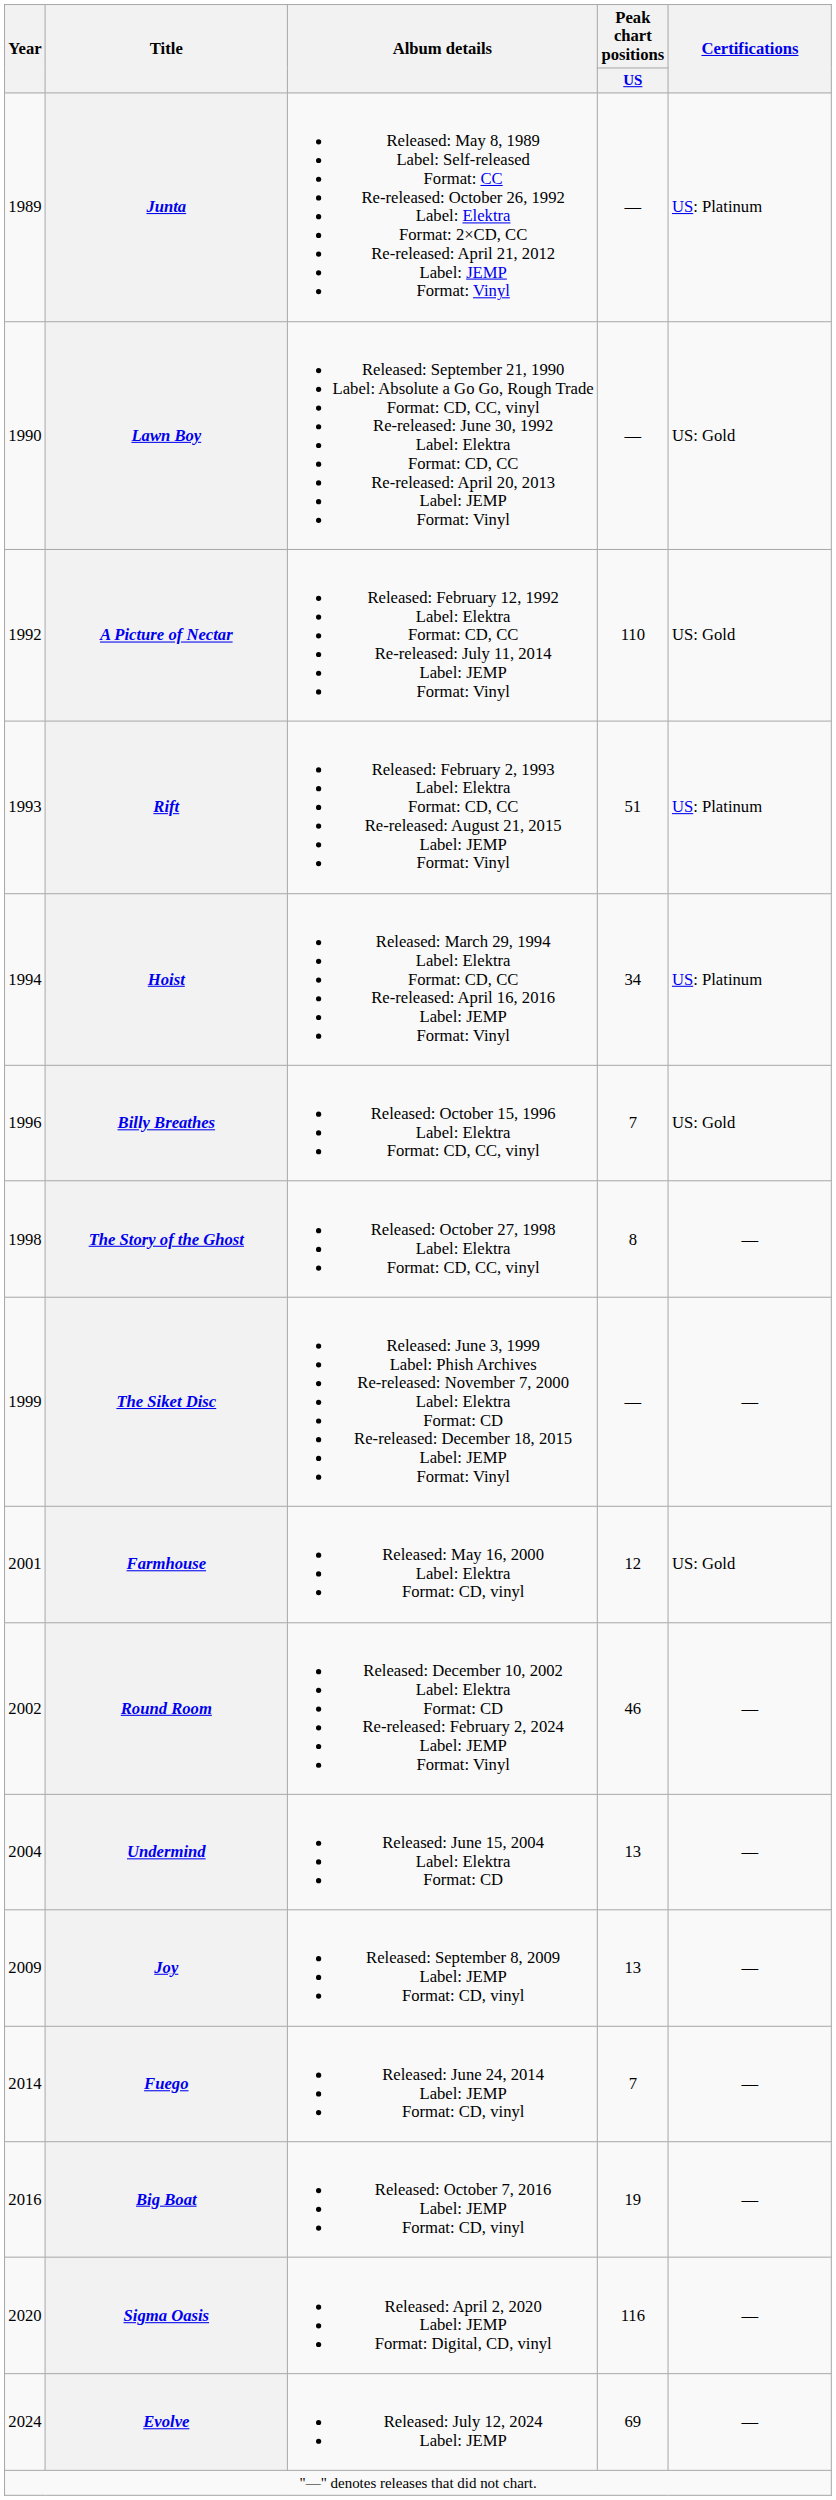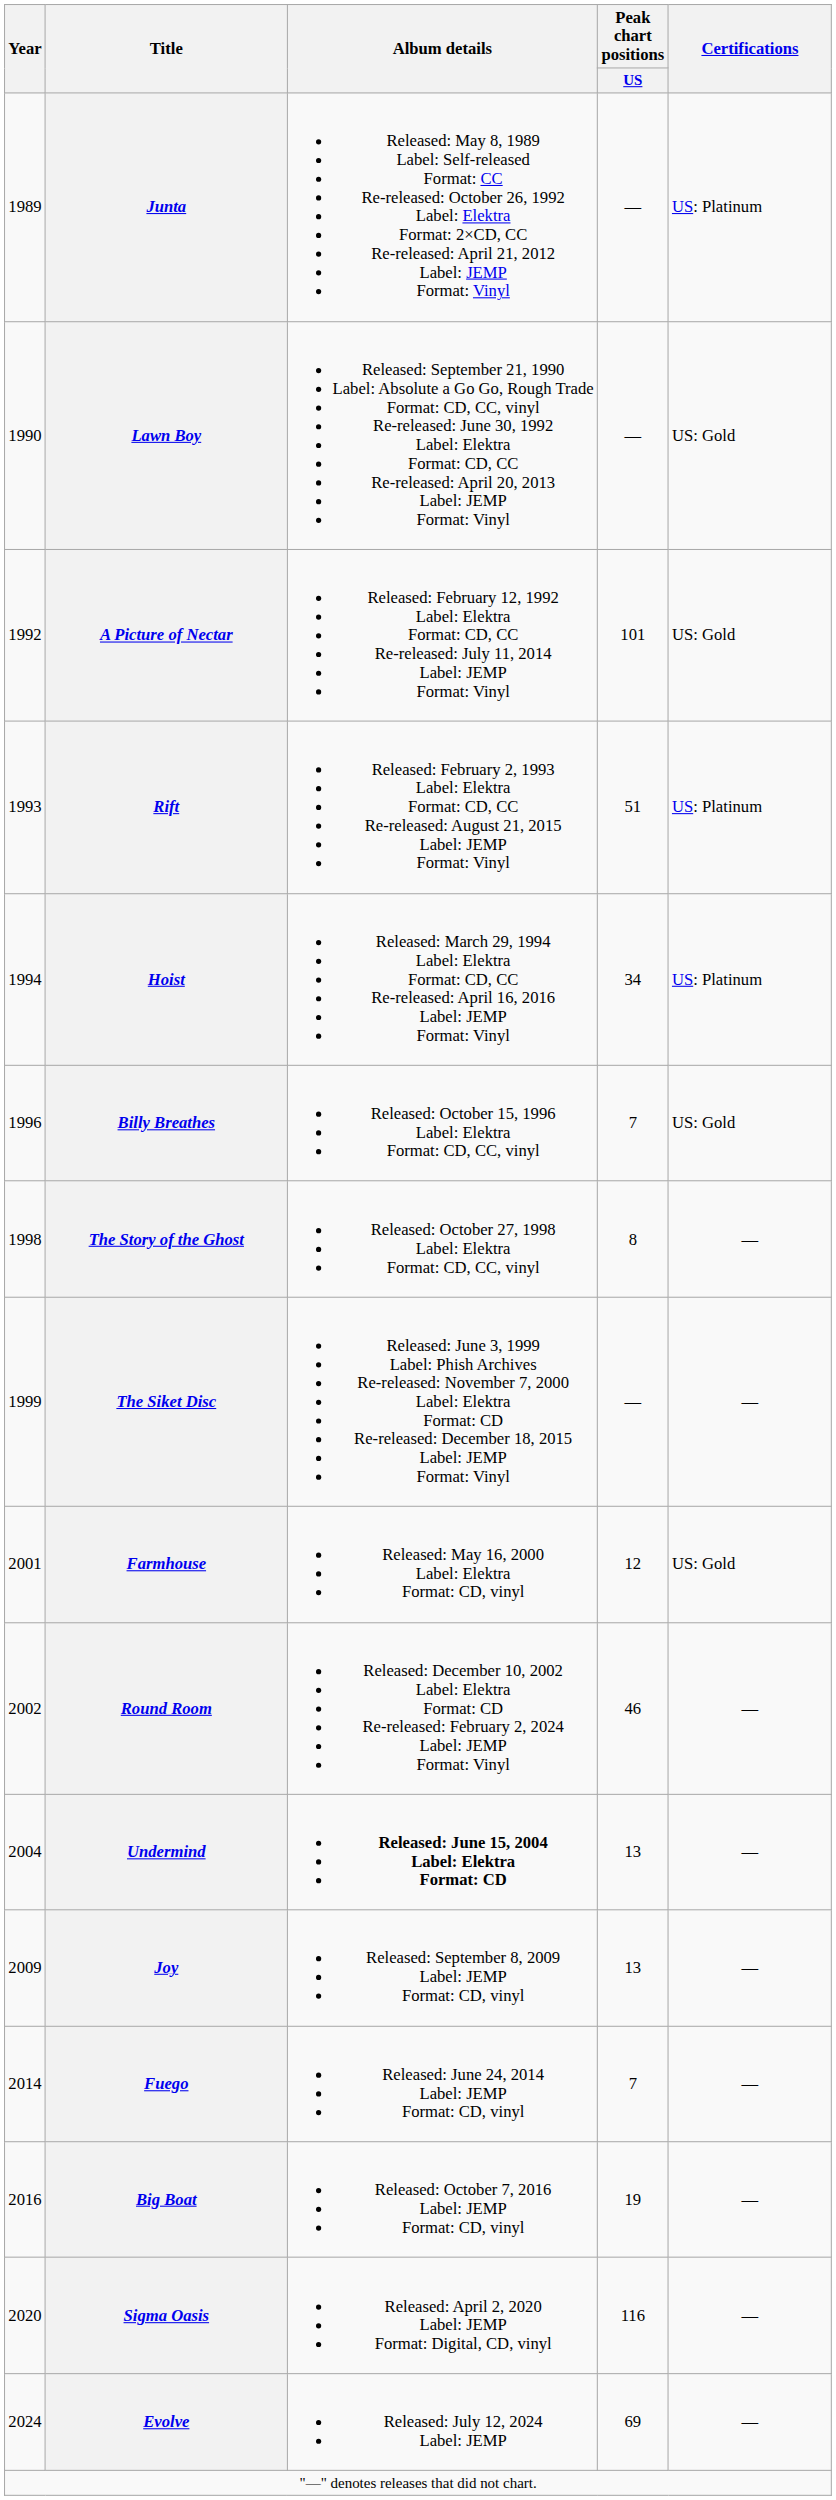(633, 635) 110 -> (633, 635) 101
(442, 1862) normal -> (442, 1862) bold
